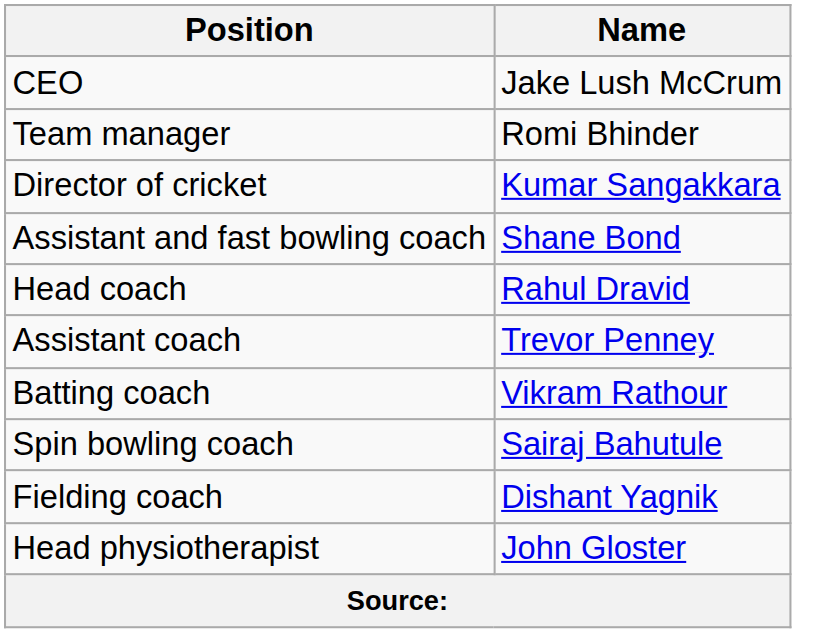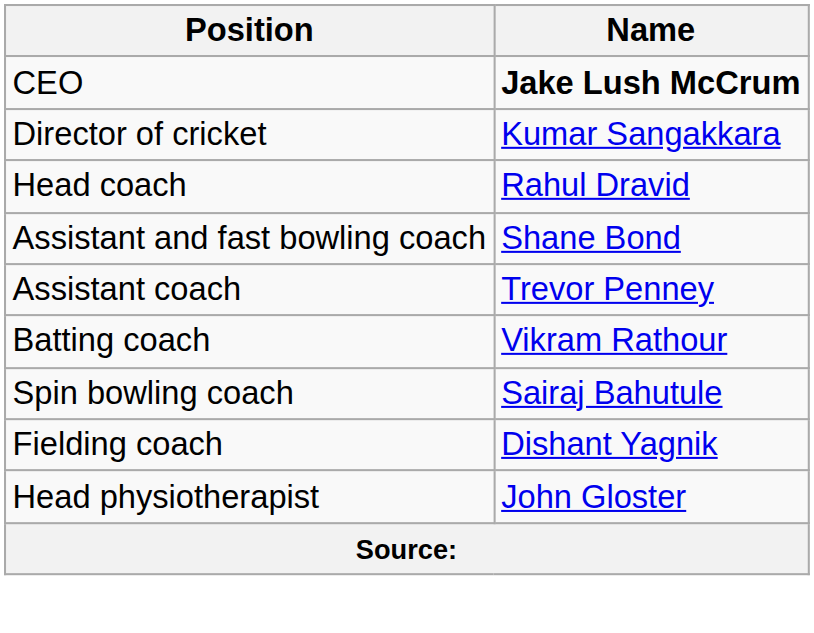(642, 82) normal -> (651, 82) bold
- row: (121, 133)
rows swapped: (100, 289) <-> (249, 237)
